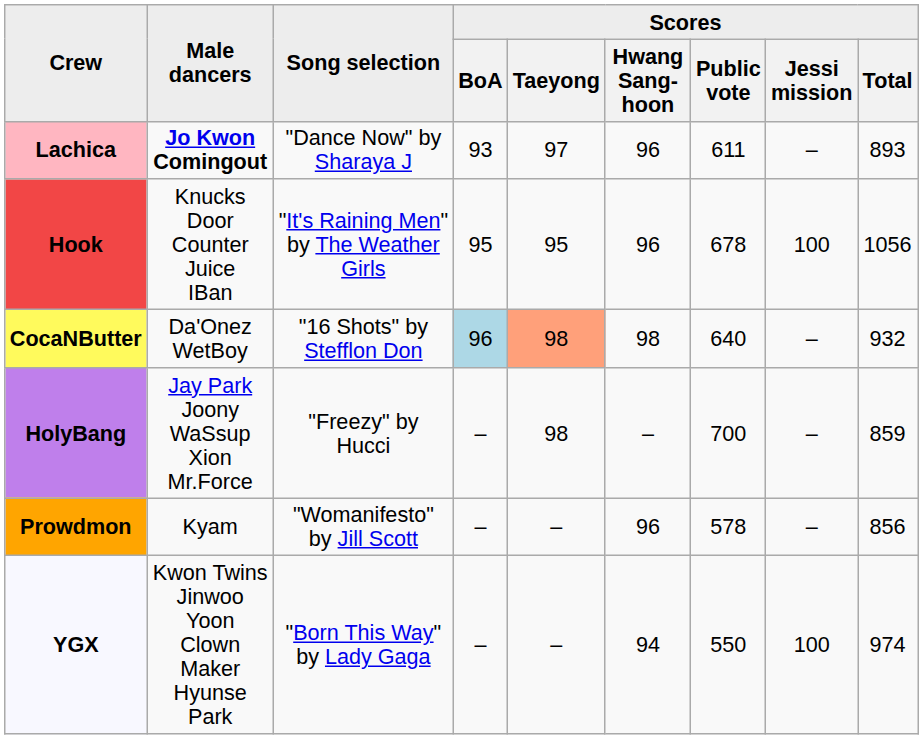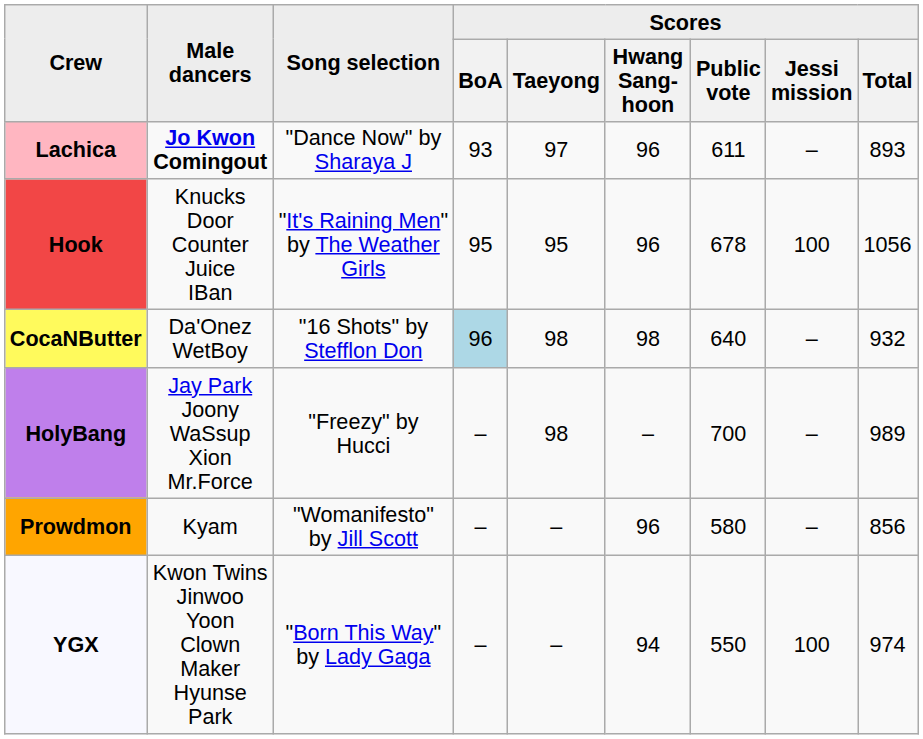(556, 339) lightsalmon background -> (556, 339) no background
(888, 433) 859 -> (888, 433) 989
(728, 527) 578 -> (728, 527) 580
